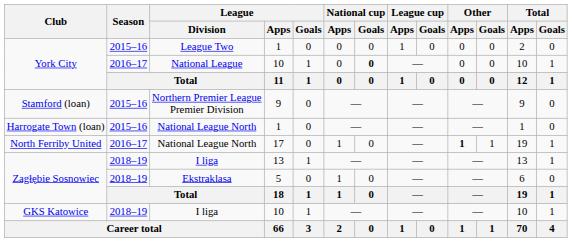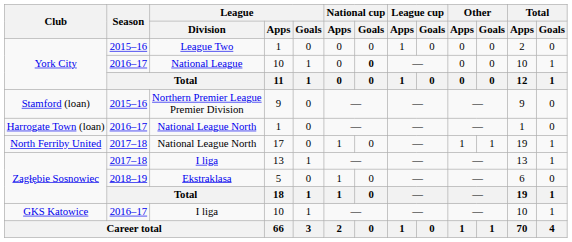(128, 127) 2015–16 -> (128, 127) 2016–17
(128, 144) 2016–17 -> (128, 144) 2017–18
(462, 144) bold -> (462, 144) normal
(128, 161) 2018–19 -> (128, 161) 2017–18
(128, 212) 2018–19 -> (128, 212) 2016–17
